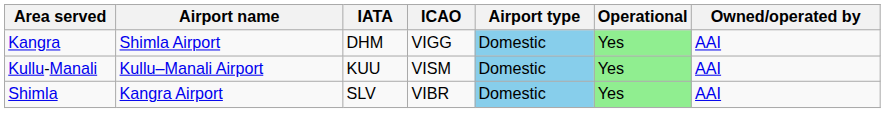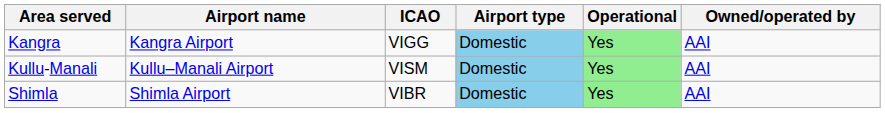- column: (375, 17)
(170, 42) Shimla Airport -> (181, 42) Kangra Airport
(171, 94) Kangra Airport -> (180, 94) Shimla Airport
